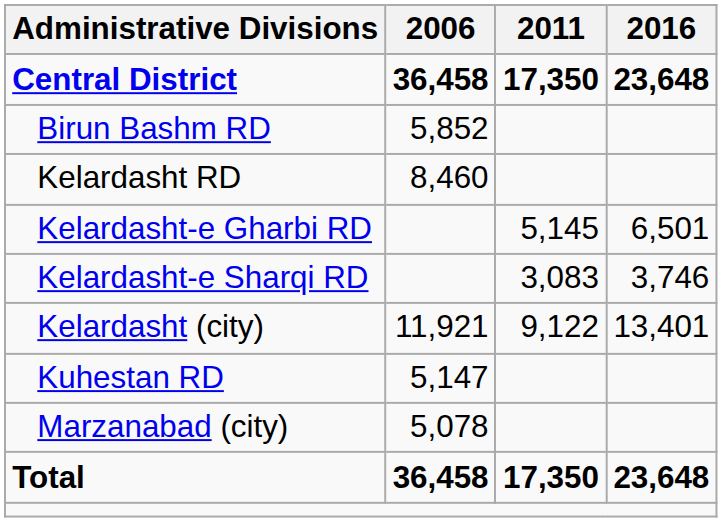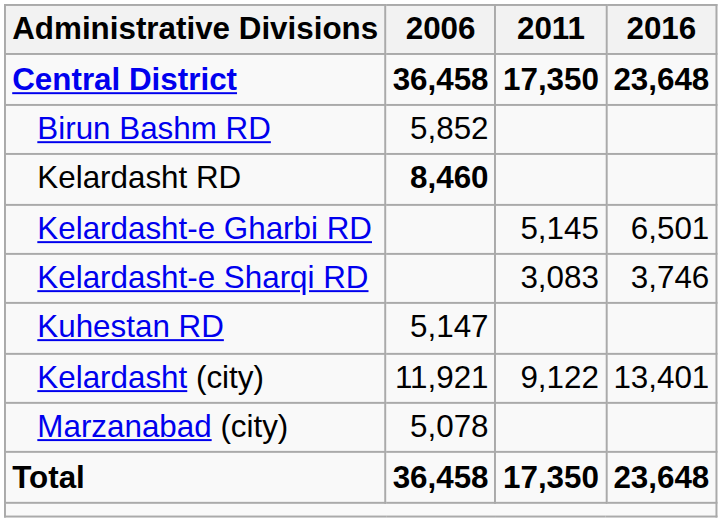(449, 178) normal -> (449, 178) bold
rows swapped: (131, 377) <-> (151, 327)
